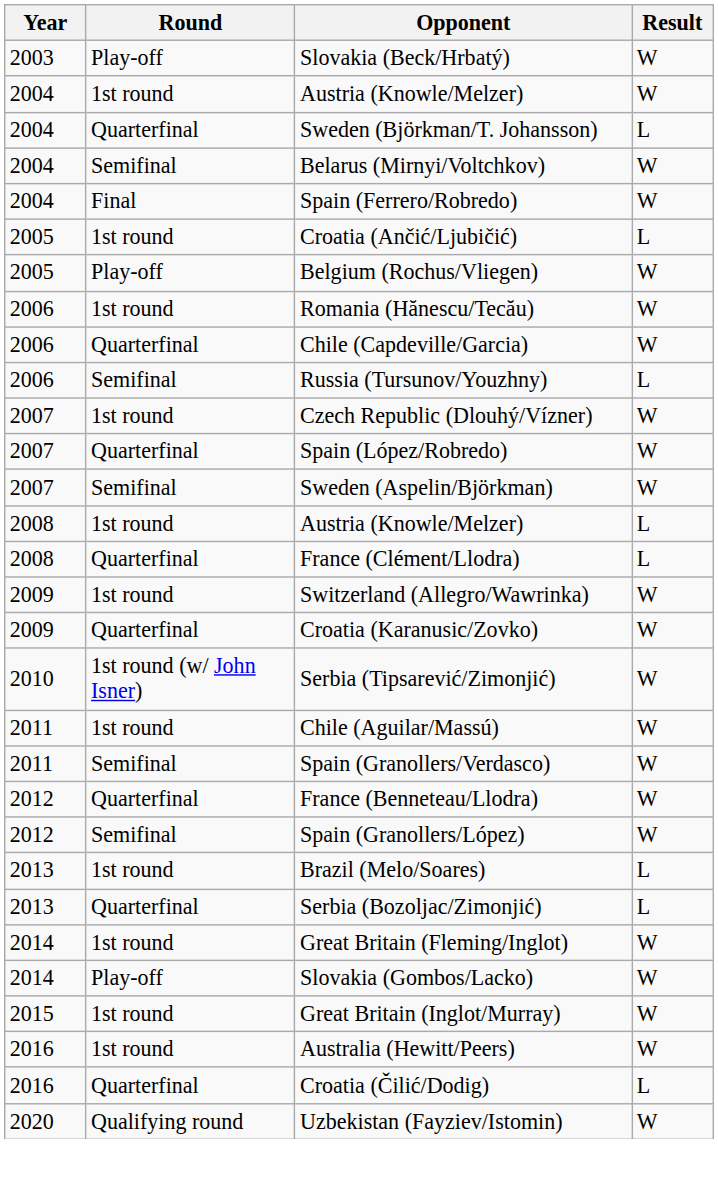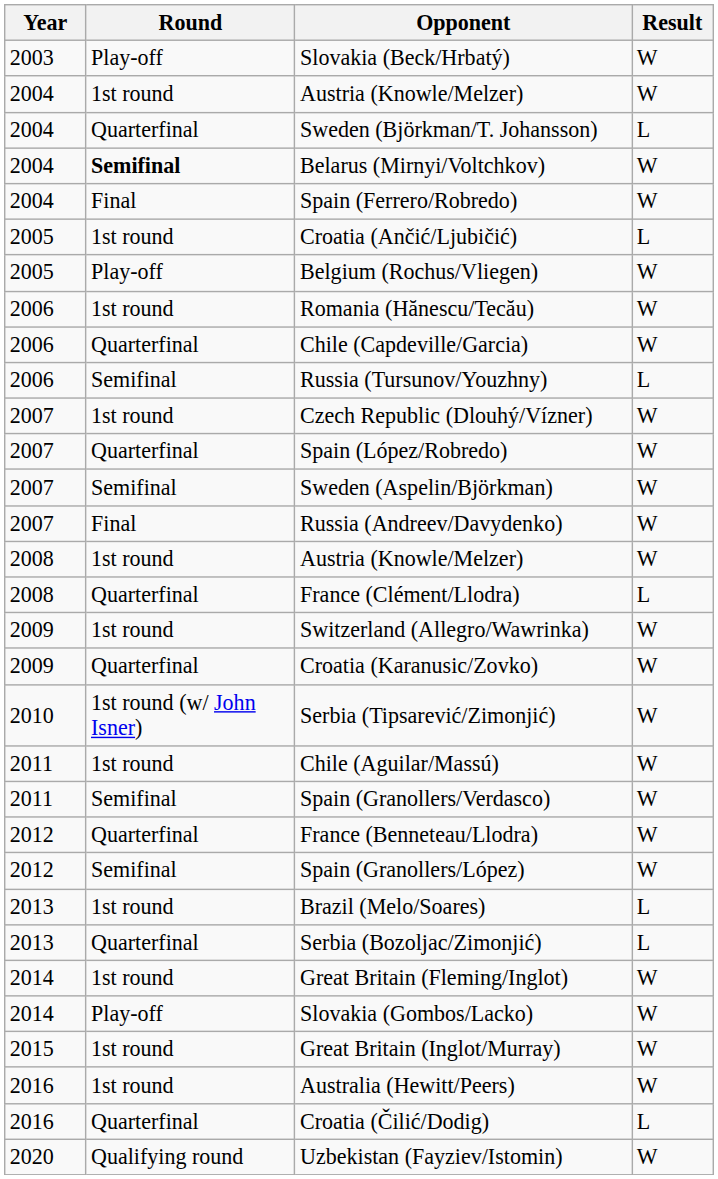(134, 164) normal -> (136, 164) bold
+ row: (32, 522)
(644, 522) L -> (647, 558) W
